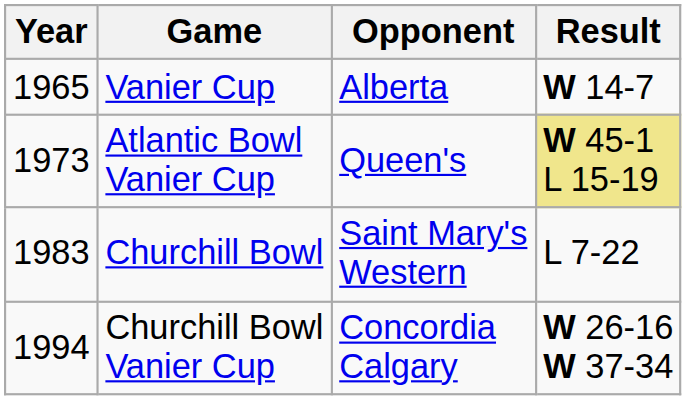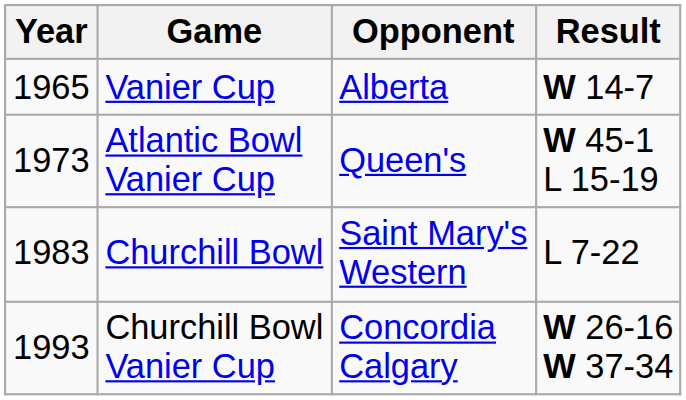(601, 160) khaki background -> (601, 160) no background
(51, 346) 1994 -> (51, 346) 1993
